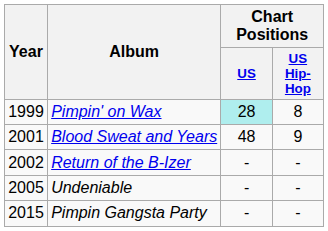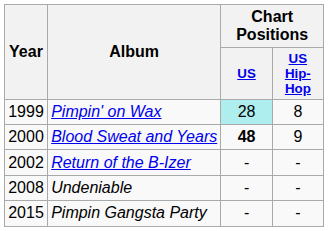(26, 137) 2001 -> (26, 137) 2000
(247, 137) normal -> (247, 137) bold
(26, 188) 2005 -> (26, 188) 2008
